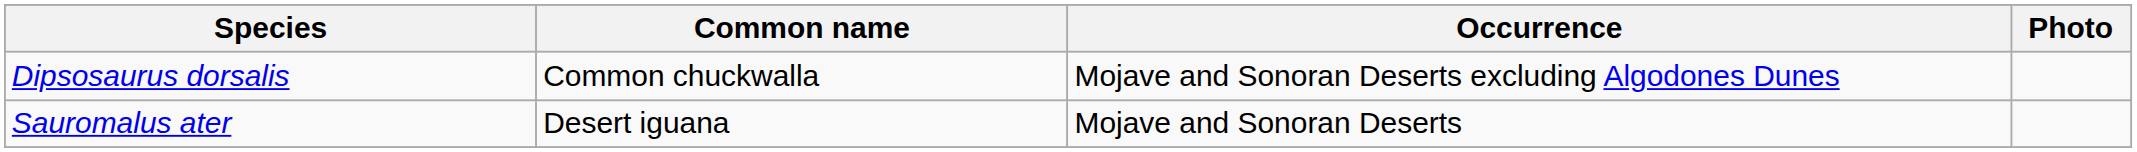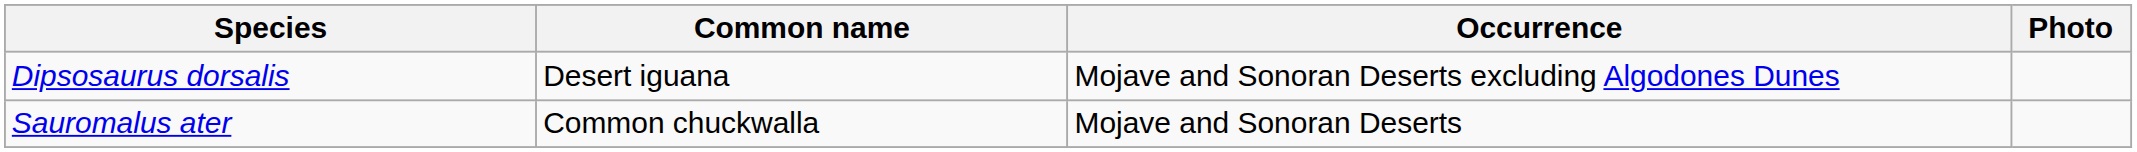(681, 75) Common chuckwalla -> (636, 75) Desert iguana
(636, 123) Desert iguana -> (681, 123) Common chuckwalla
